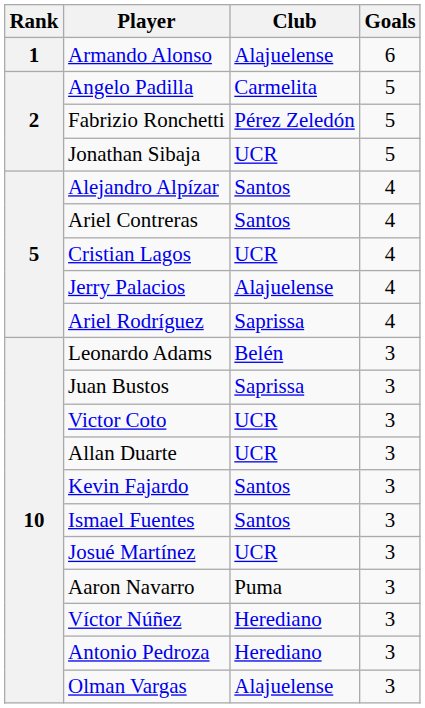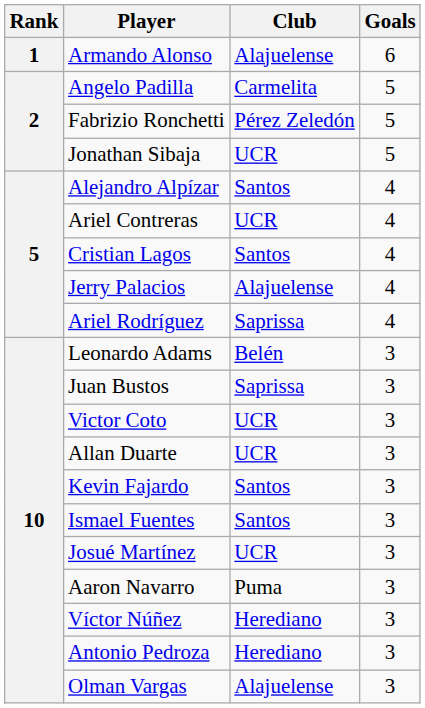(262, 220) Santos -> (256, 220) UCR
(256, 253) UCR -> (262, 253) Santos
